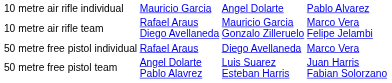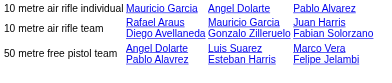(340, 28) Marco Vera Felipe Jelambi -> (333, 28) Juan Harris Fabian Solorzano
- row: (71, 48)
(347, 68) Juan Harris Fabian Solorzano -> (326, 54) Marco Vera Felipe Jelambi
